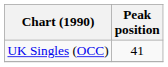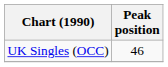(137, 51) 41 -> (137, 51) 46
